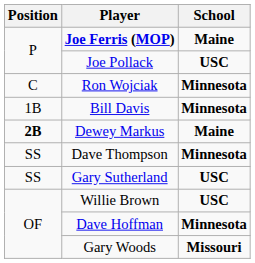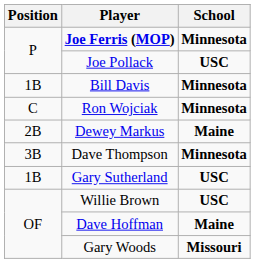(214, 39) Maine -> (214, 39) Minnesota
rows swapped: (120, 85) <-> (120, 108)
(33, 131) bold -> (33, 131) normal
(33, 154) SS -> (33, 154) 3B
(33, 177) SS -> (33, 177) 1B
(214, 223) Minnesota -> (214, 223) Maine
